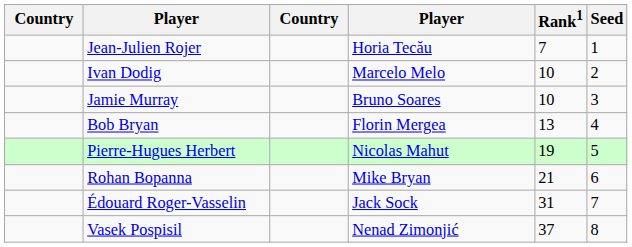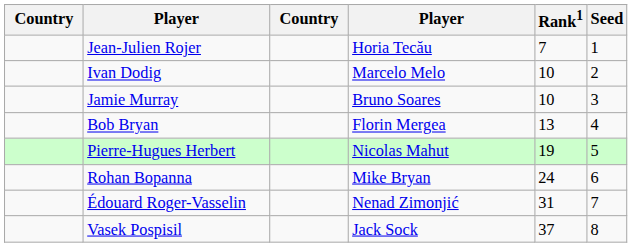(546, 177) 21 -> (546, 177) 24
(385, 203) Jack Sock -> (405, 203) Nenad Zimonjić
(405, 228) Nenad Zimonjić -> (385, 228) Jack Sock
